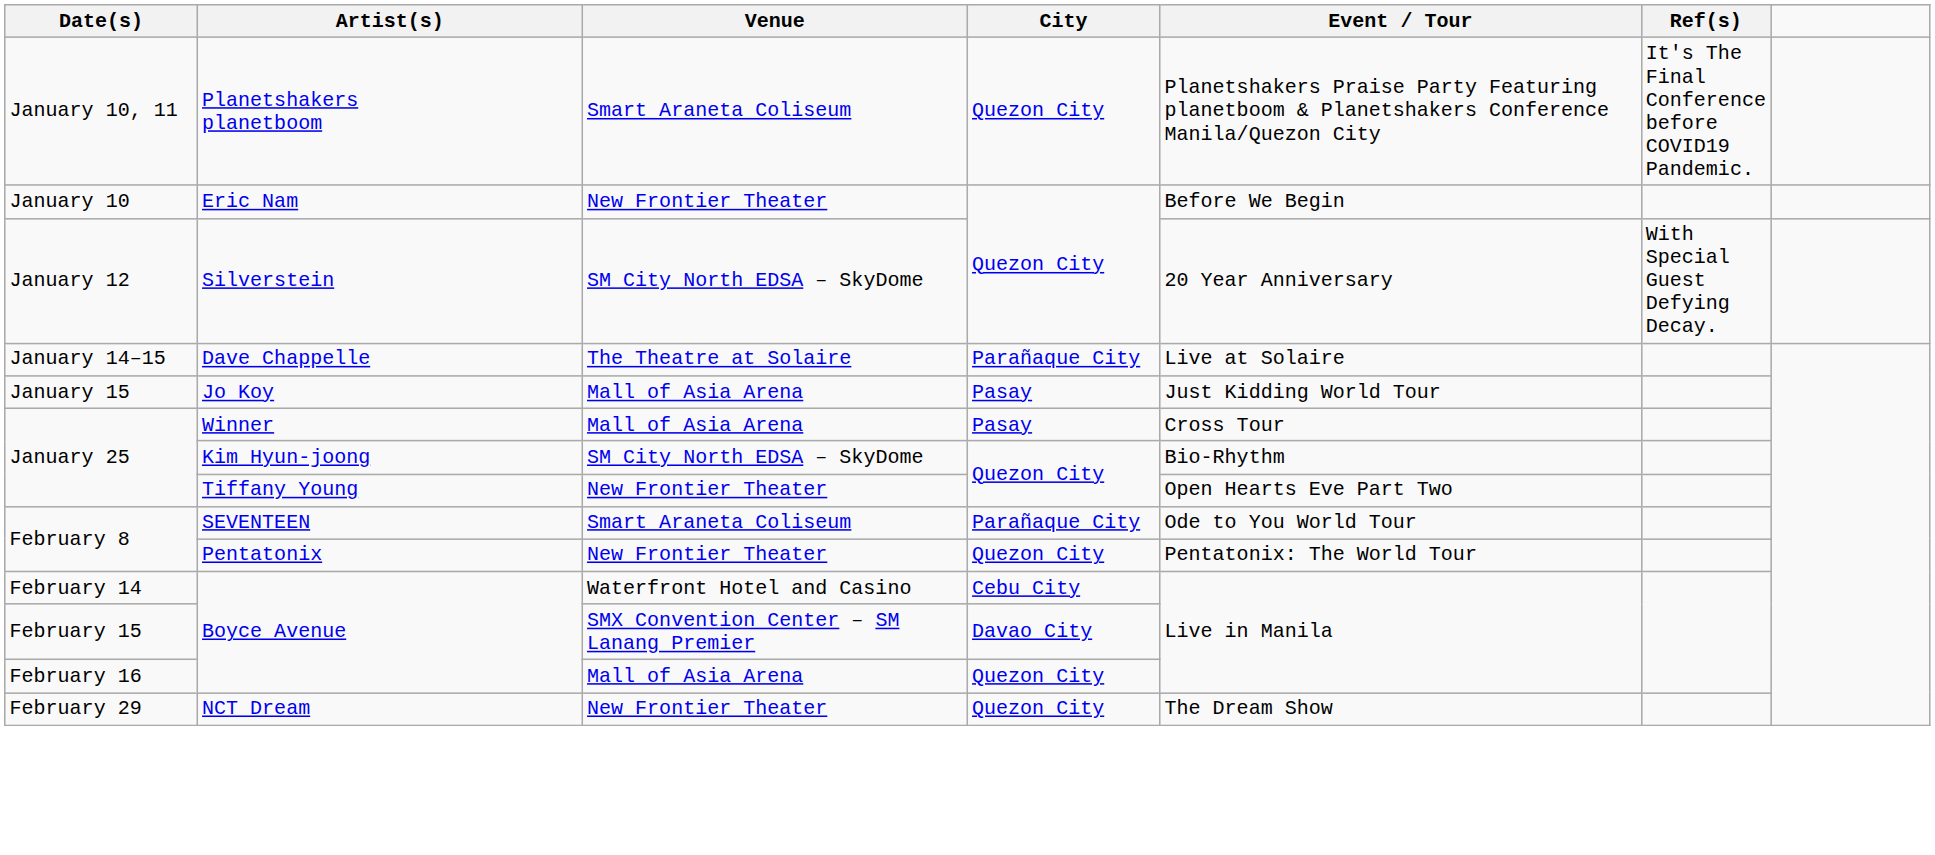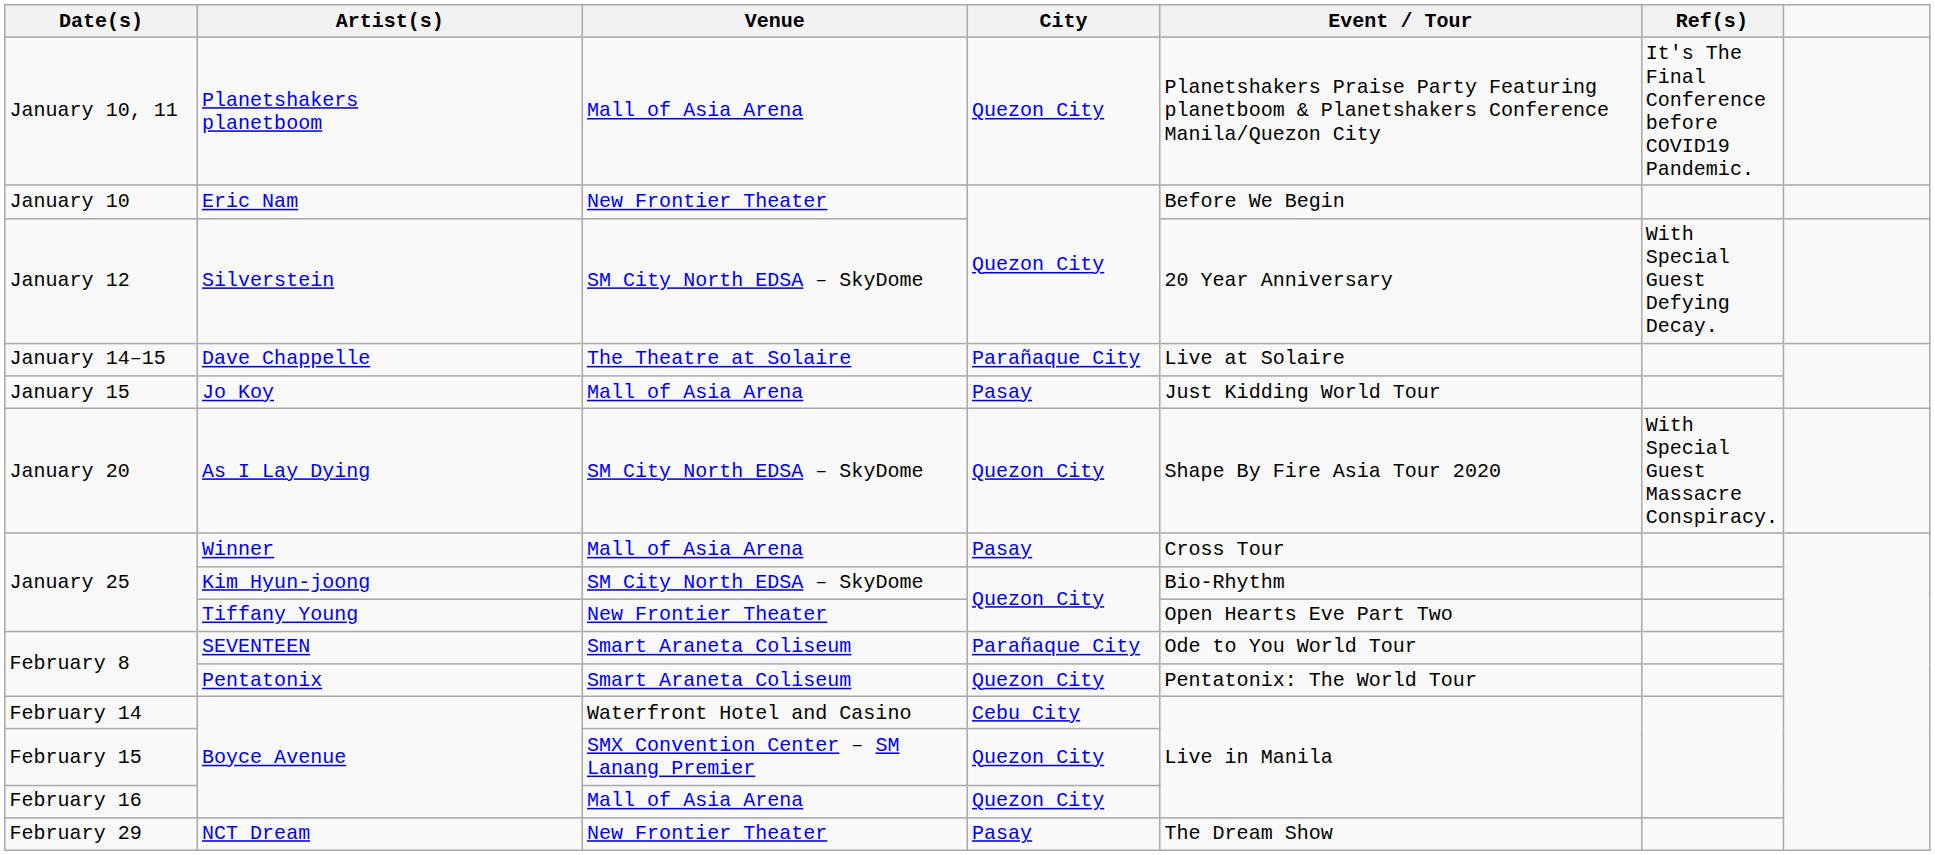(719, 111) Smart Araneta Coliseum -> (695, 111) Mall of Asia Arena
+ row: (70, 471)
(707, 555) New Frontier Theater -> (719, 680) Smart Araneta Coliseum
(1032, 632) Davao City -> (1038, 757) Quezon City
(1038, 709) Quezon City -> (1002, 834) Pasay
